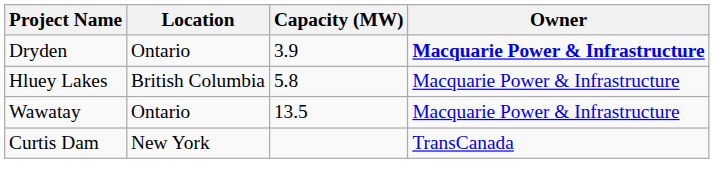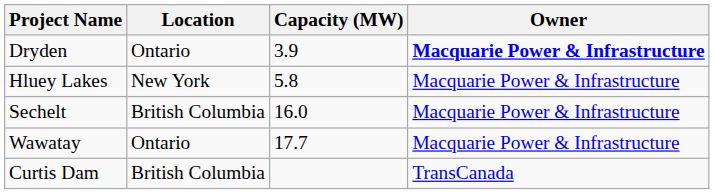(198, 81) British Columbia -> (170, 81) New York
+ row: (38, 111)
(291, 111) 13.5 -> (291, 142) 17.7
(170, 142) New York -> (198, 173) British Columbia
